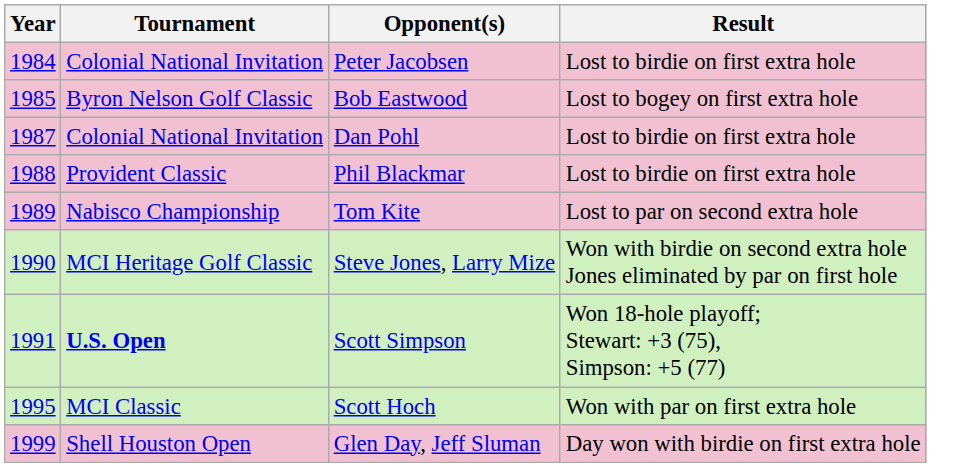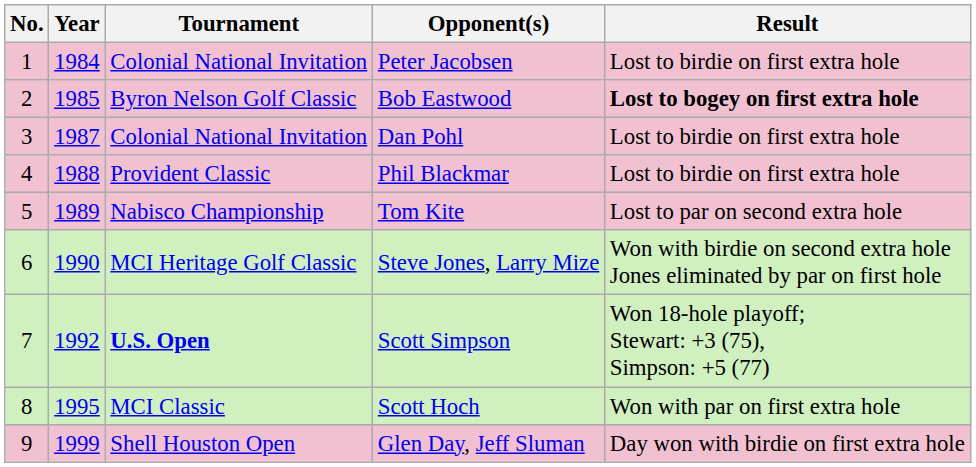+ column: (27, 23)
(712, 98) normal -> (764, 98) bold
(33, 340) 1991 -> (77, 340) 1992
